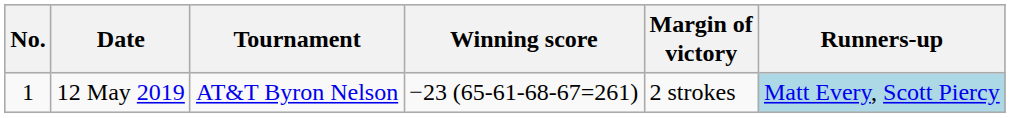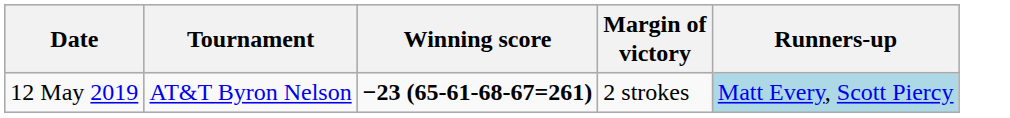- column: (28, 38)
(524, 92) normal -> (478, 92) bold
